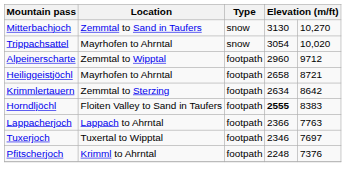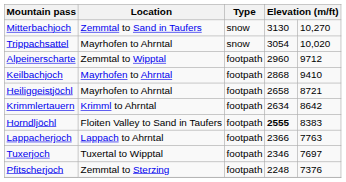+ row: (35, 75)
(125, 91) Zemmtal to Sterzing -> (118, 106) Krimml to Ahrntal
(118, 153) Krimml to Ahrntal -> (125, 169) Zemmtal to Sterzing
